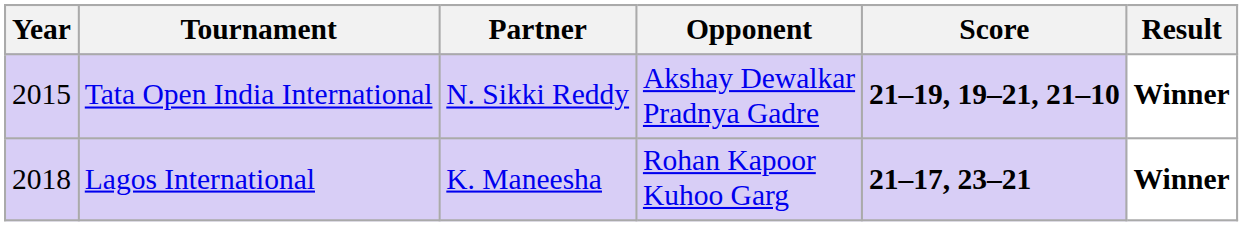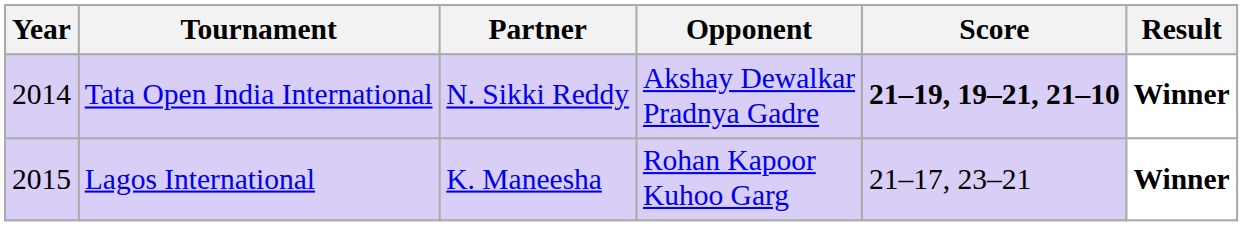(41, 95) 2015 -> (41, 95) 2014
(41, 178) 2018 -> (41, 178) 2015
(950, 178) bold -> (950, 178) normal
